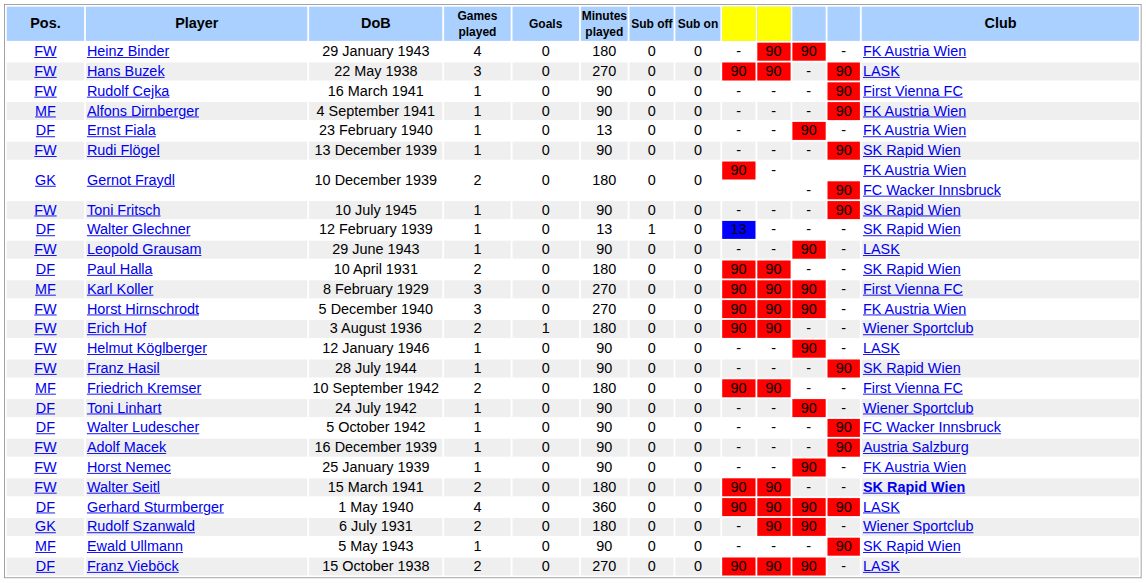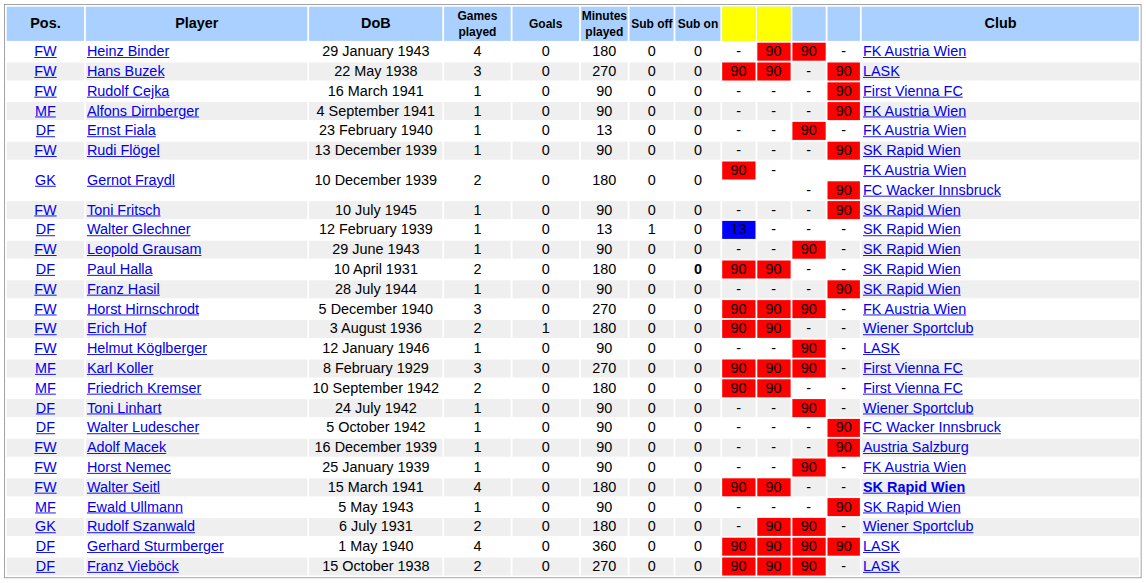(881, 249) LASK -> (912, 249) SK Rapid Wien
(698, 269) normal -> (698, 269) bold
rows swapped: (123, 368) <-> (120, 289)
(477, 487) 2 -> (477, 487) 4
rows swapped: (155, 507) <-> (135, 546)
